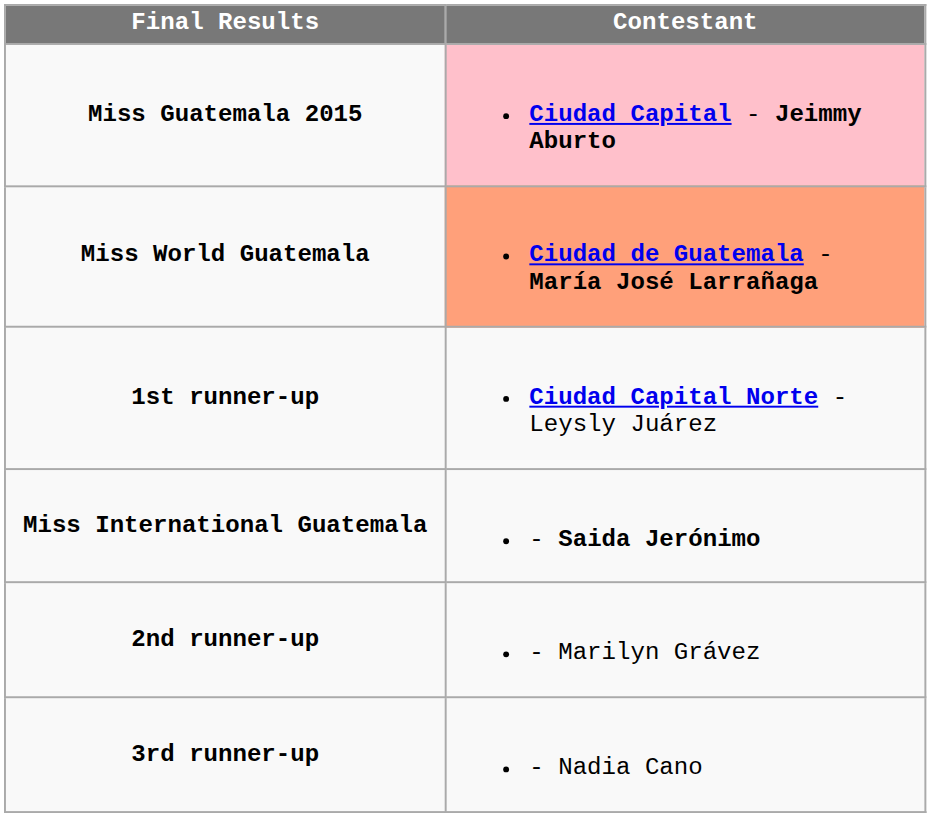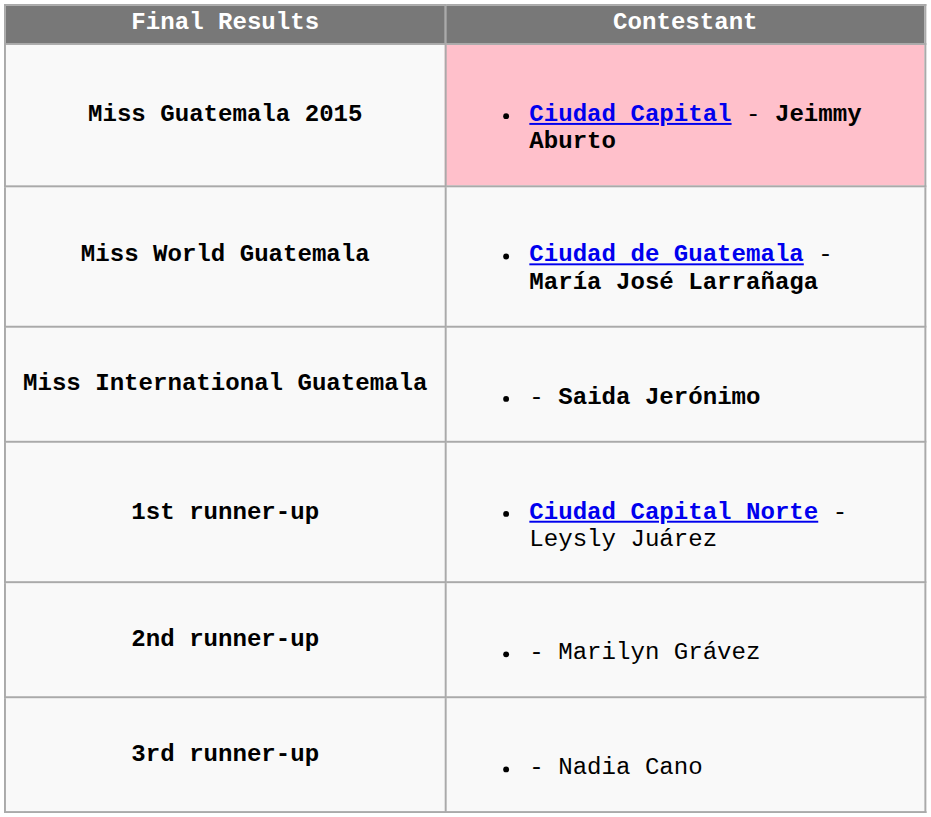(685, 270) lightsalmon background -> (685, 270) no background
rows swapped: (225, 526) <-> (225, 398)
